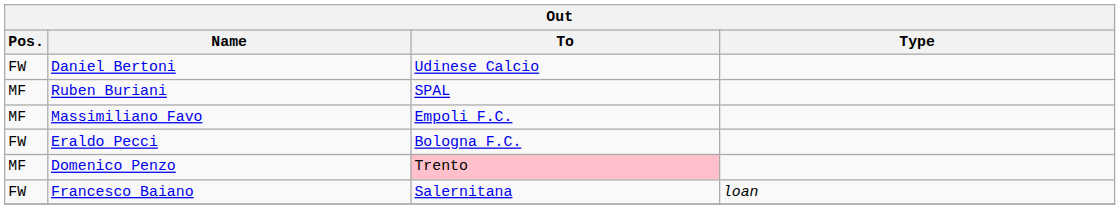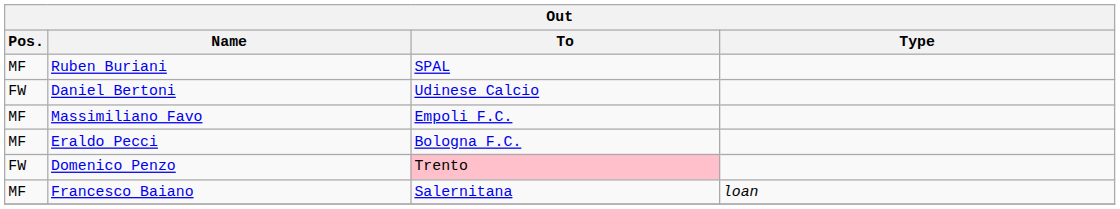rows swapped: (113, 67) <-> (109, 92)
(17, 142) FW -> (17, 142) MF
(17, 167) MF -> (17, 167) FW
(17, 192) FW -> (17, 192) MF
